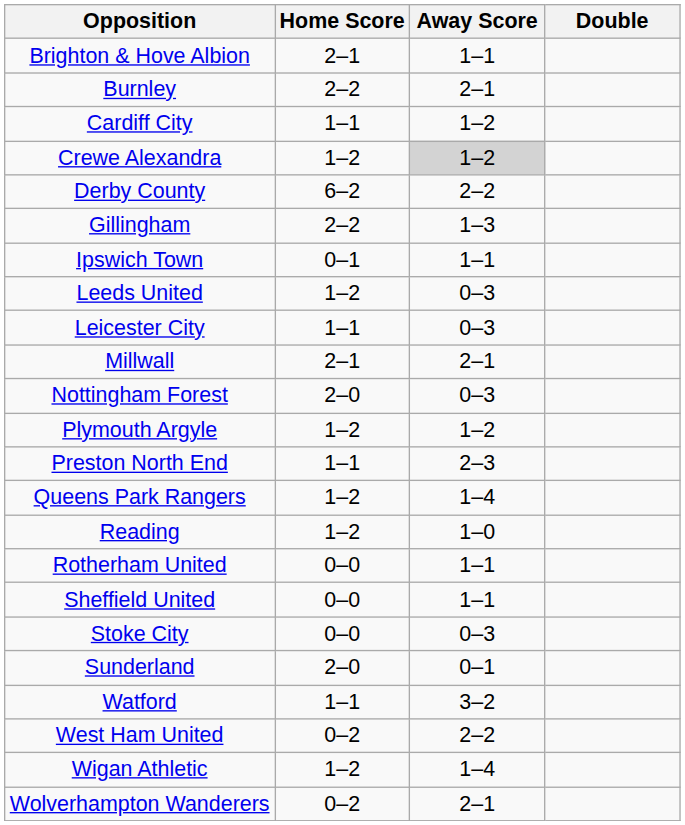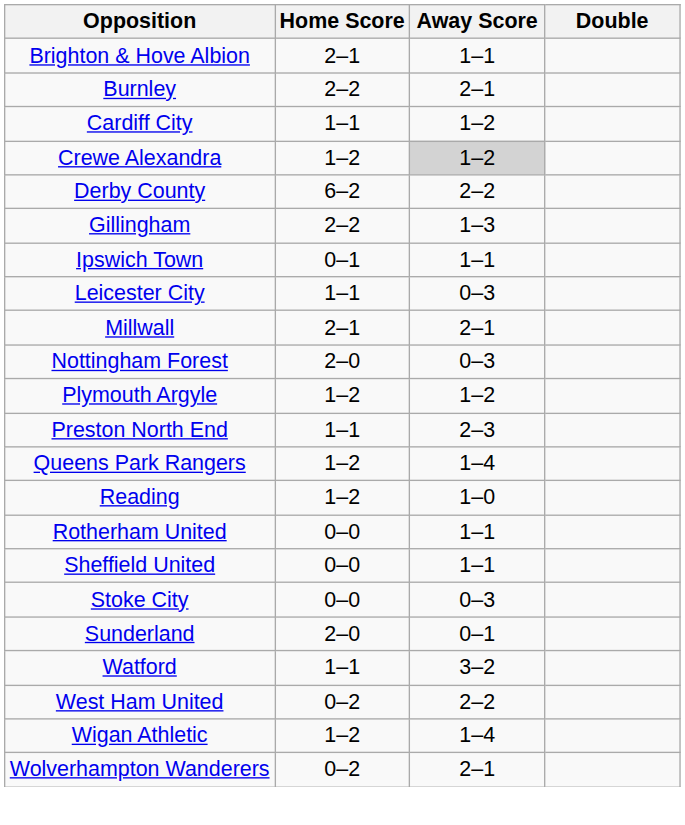- row: (140, 293)
